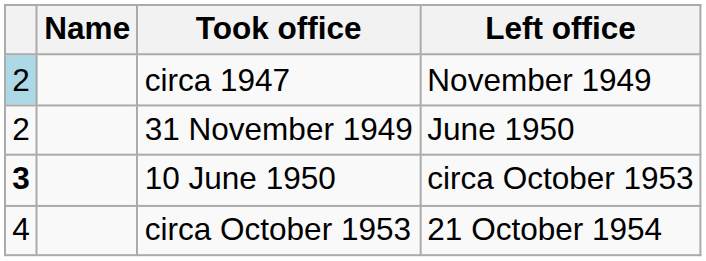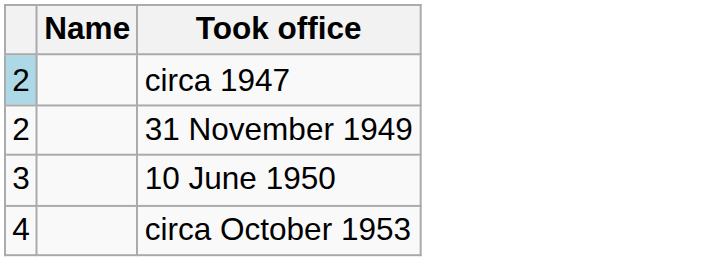- column: (560, 29)
(21, 179) bold -> (21, 179) normal
